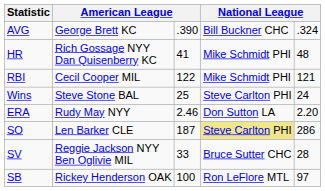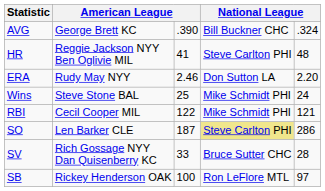(106, 54) Rich Gossage NYY Dan Quisenberry KC -> (107, 54) Reggie Jackson NYY Ben Oglivie MIL
(247, 54) Mike Schmidt PHI -> (247, 54) Steve Carlton PHI
rows swapped: (16, 78) <-> (18, 113)
(247, 95) Steve Carlton PHI -> (247, 95) Mike Schmidt PHI
(107, 154) Reggie Jackson NYY Ben Oglivie MIL -> (106, 154) Rich Gossage NYY Dan Quisenberry KC
